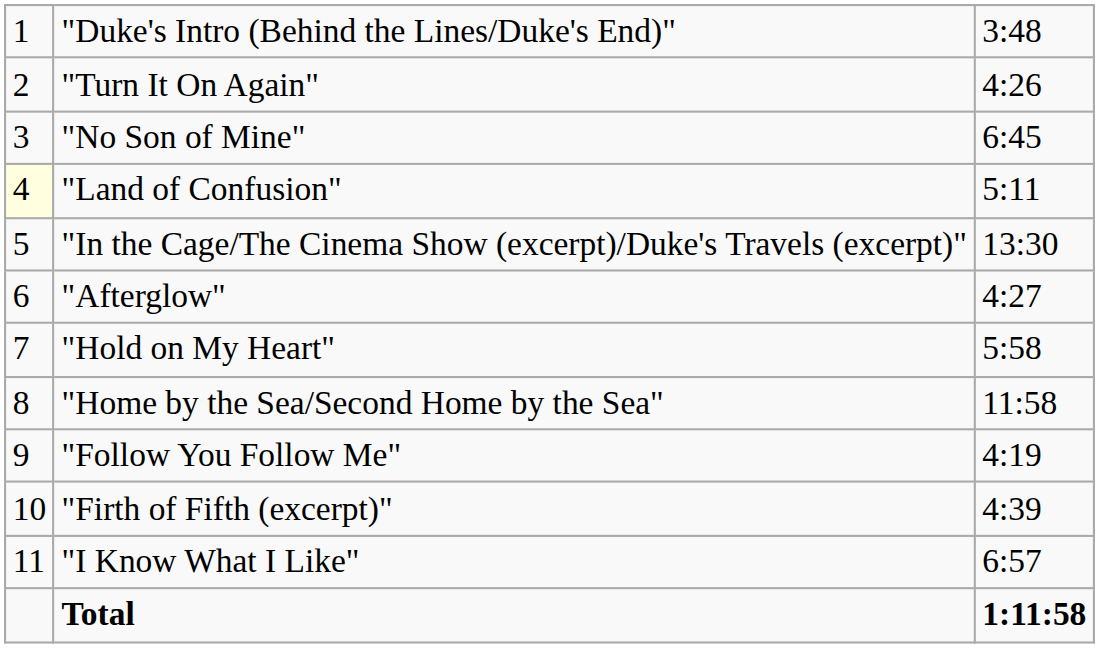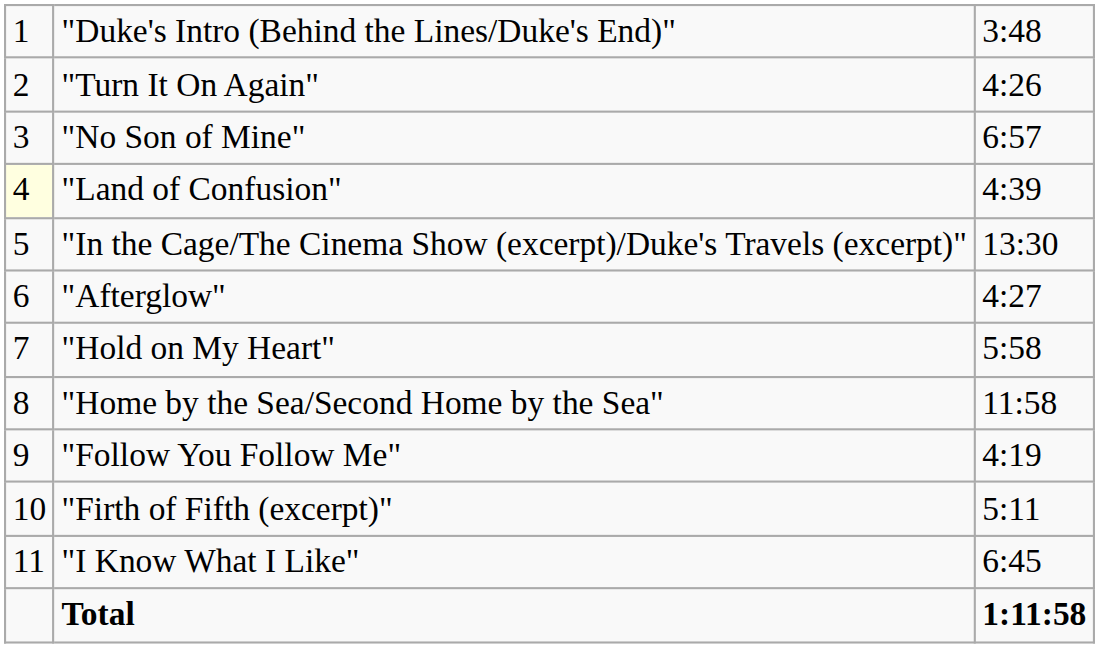(1012, 137) 6:45 -> (1012, 137) 6:57
(1011, 190) 5:11 -> (1012, 190) 4:39
(1012, 508) 4:39 -> (1011, 508) 5:11
(1012, 561) 6:57 -> (1012, 561) 6:45
